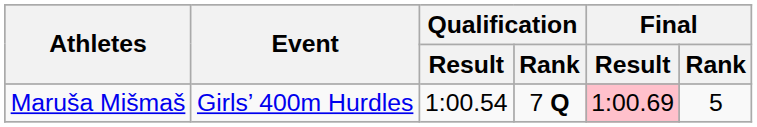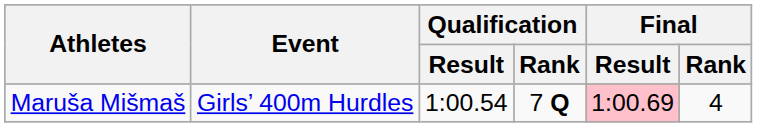(716, 103) 5 -> (716, 103) 4
